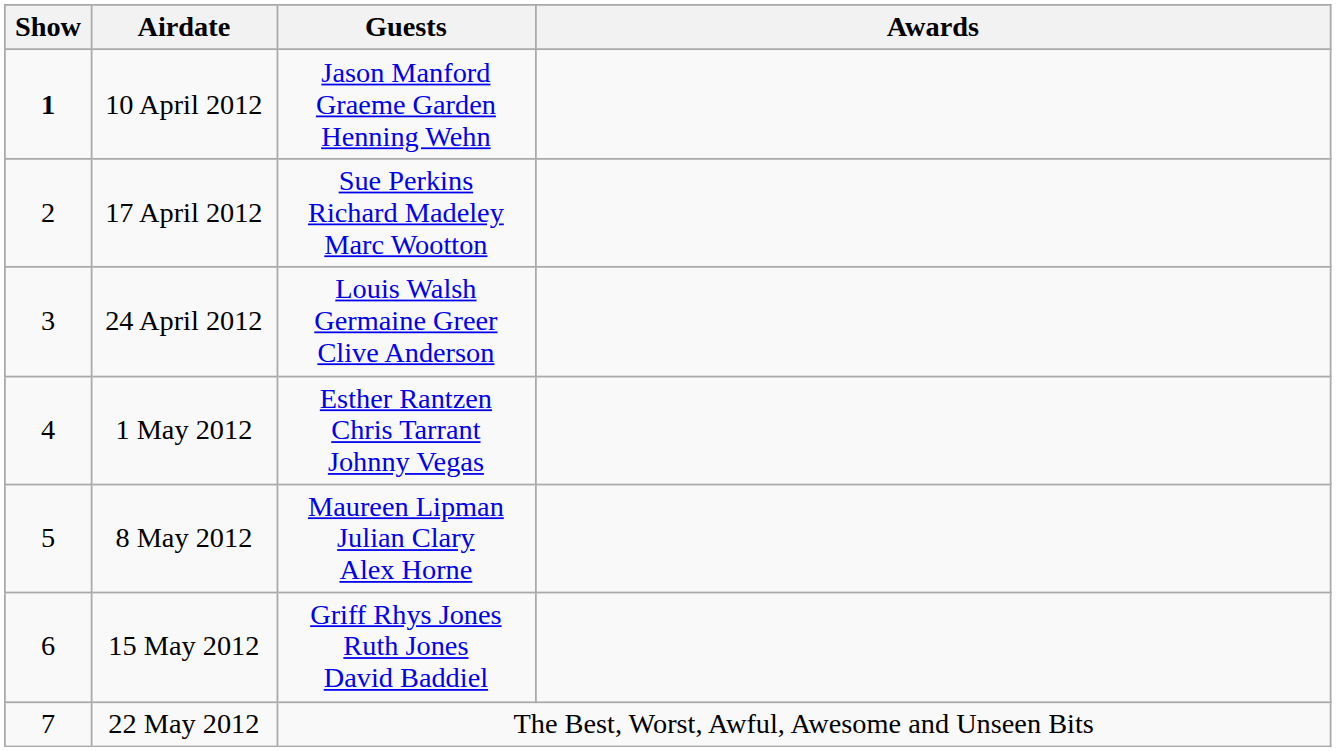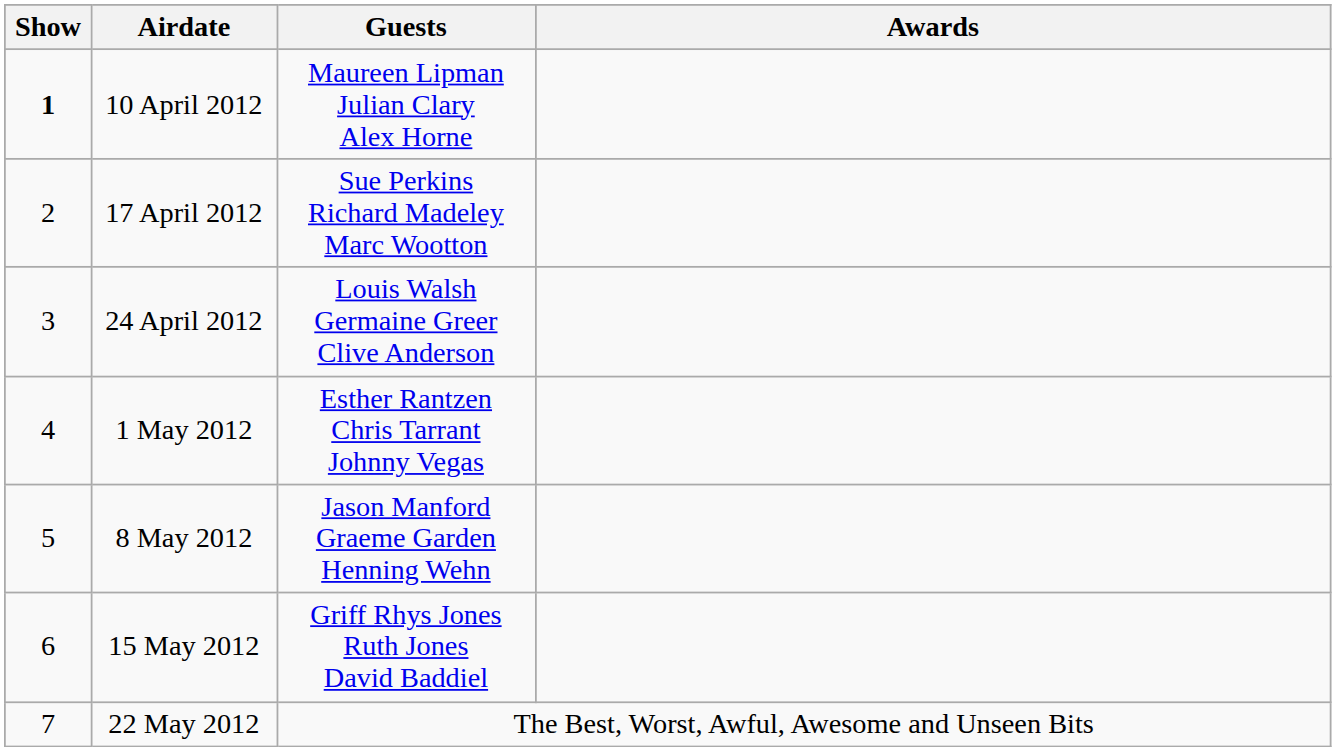(406, 103) Jason Manford Graeme Garden Henning Wehn -> (406, 103) Maureen Lipman Julian Clary Alex Horne
(406, 538) Maureen Lipman Julian Clary Alex Horne -> (406, 538) Jason Manford Graeme Garden Henning Wehn
